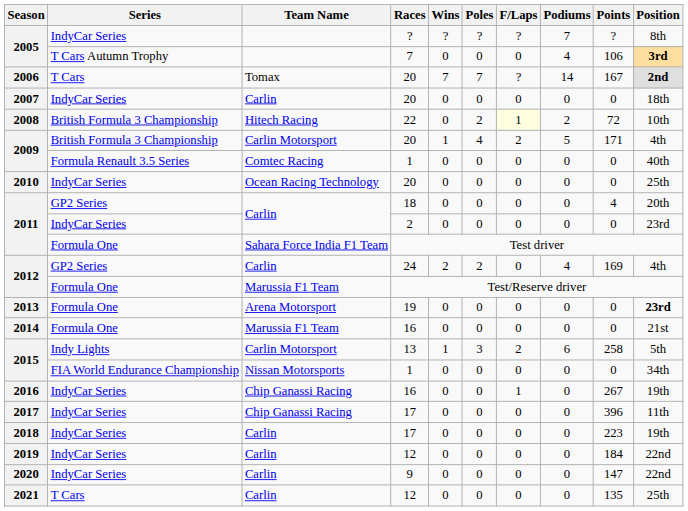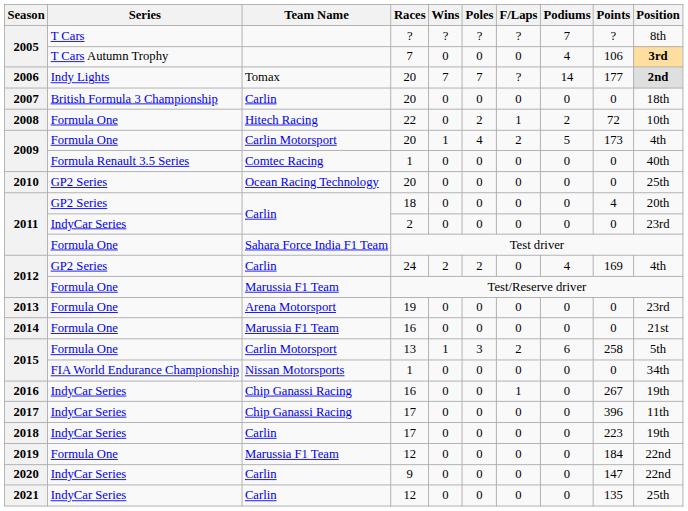(88, 36) IndyCar Series -> (68, 36) T Cars
(68, 78) T Cars -> (80, 78) Indy Lights
(613, 78) 167 -> (613, 78) 177
(88, 98) IndyCar Series -> (134, 98) British Formula 3 Championship
(134, 119) British Formula 3 Championship -> (84, 119) Formula One
(518, 119) lightyellow background -> (518, 119) no background
(134, 140) British Formula 3 Championship -> (84, 140) Formula One
(613, 140) 171 -> (613, 140) 173
(88, 182) IndyCar Series -> (79, 182) GP2 Series
(658, 307) bold -> (658, 307) normal
(80, 349) Indy Lights -> (84, 349) Formula One
(88, 454) IndyCar Series -> (84, 454) Formula One
(261, 454) Carlin -> (292, 454) Marussia F1 Team
(68, 496) T Cars -> (88, 496) IndyCar Series
